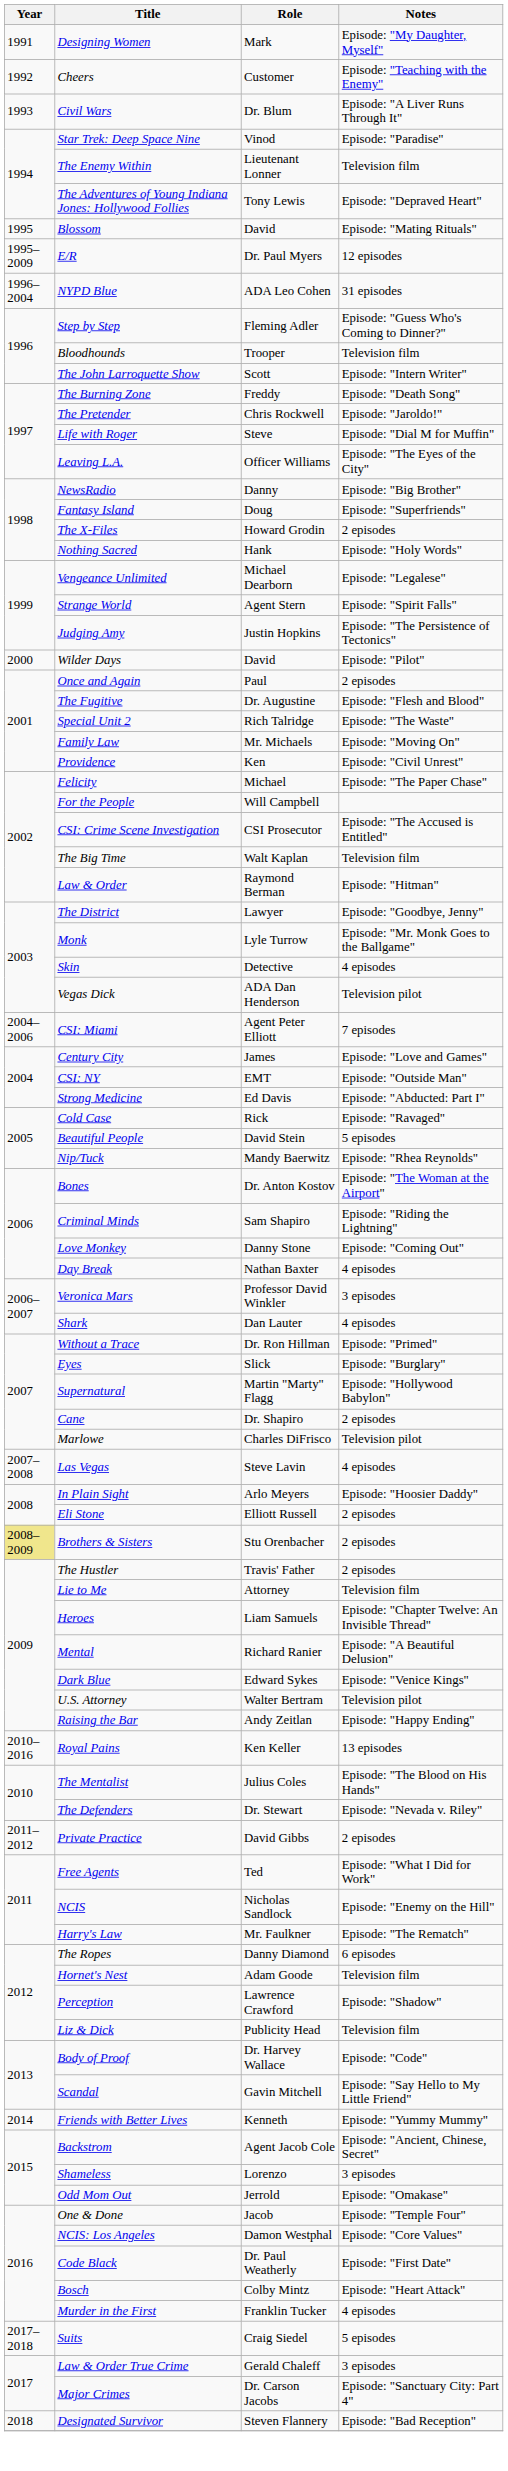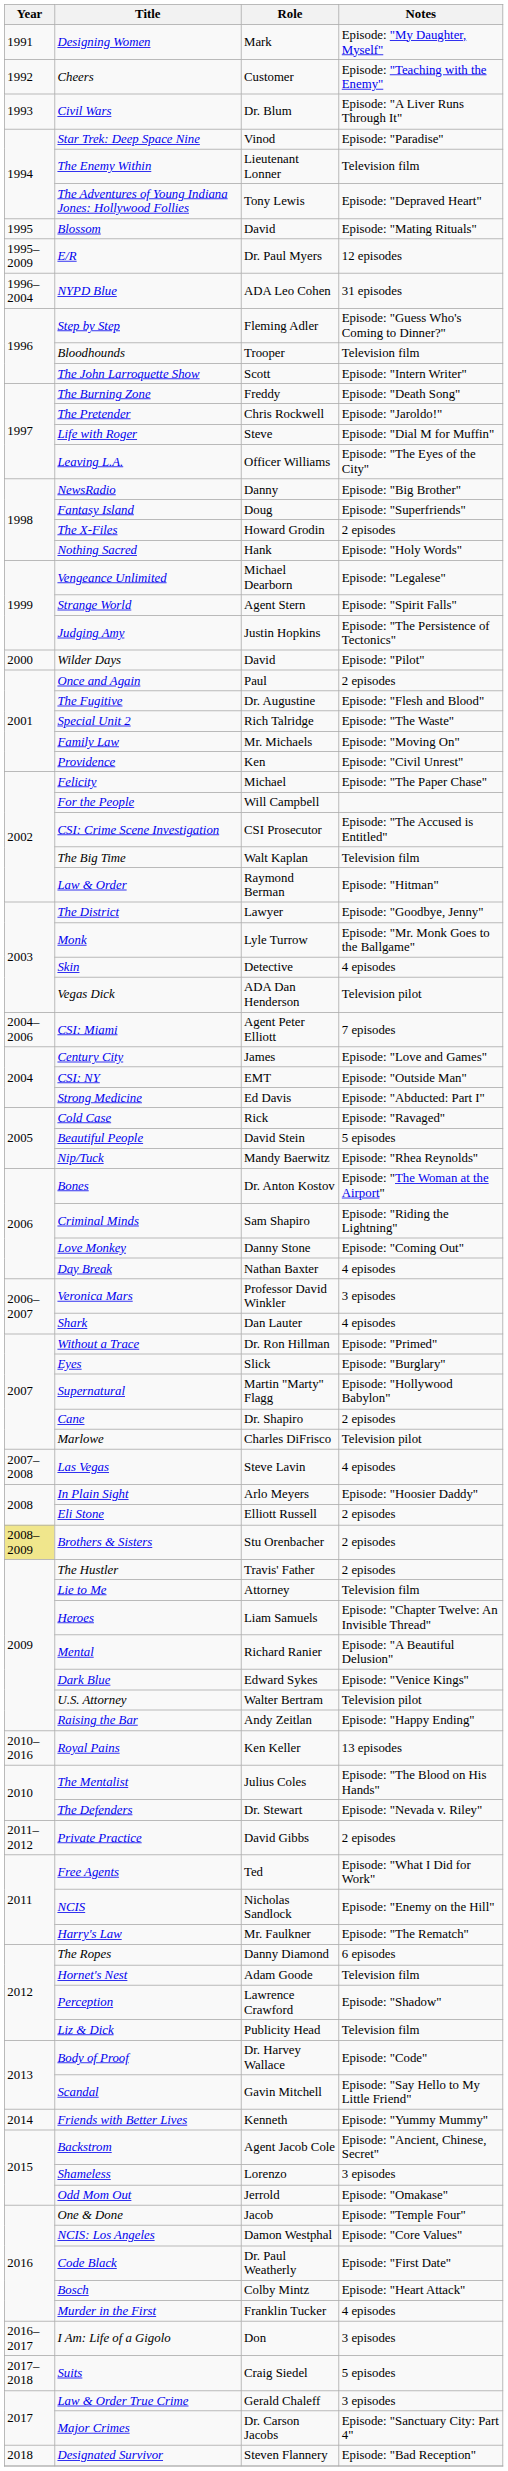+ row: (114, 2338)
